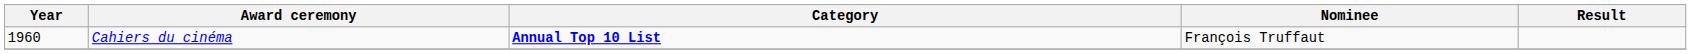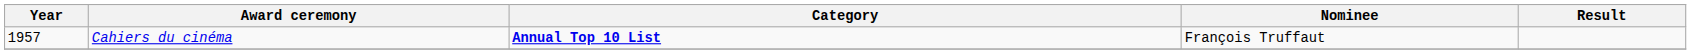(24, 38) 1960 -> (24, 38) 1957
